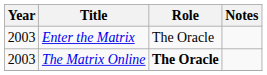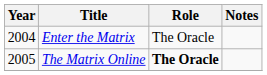(22, 37) 2003 -> (22, 37) 2004
(22, 59) 2003 -> (22, 59) 2005
